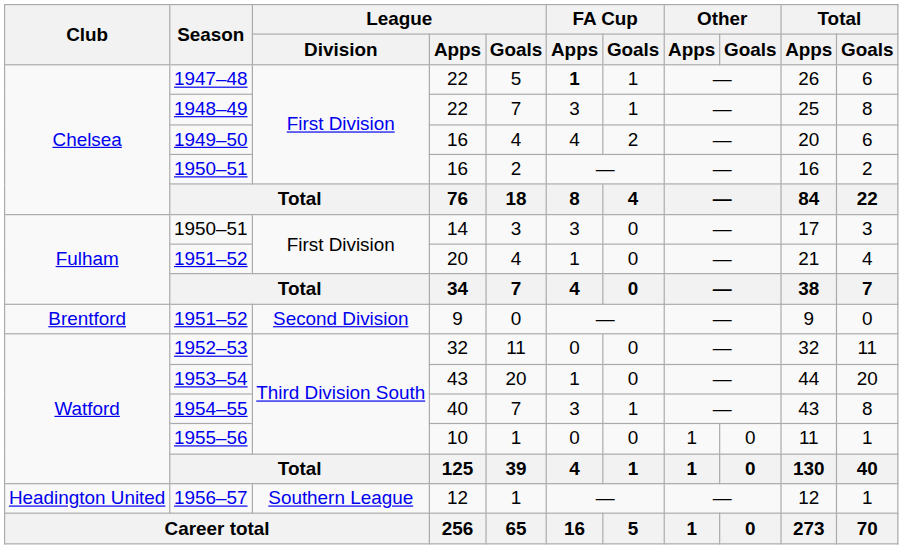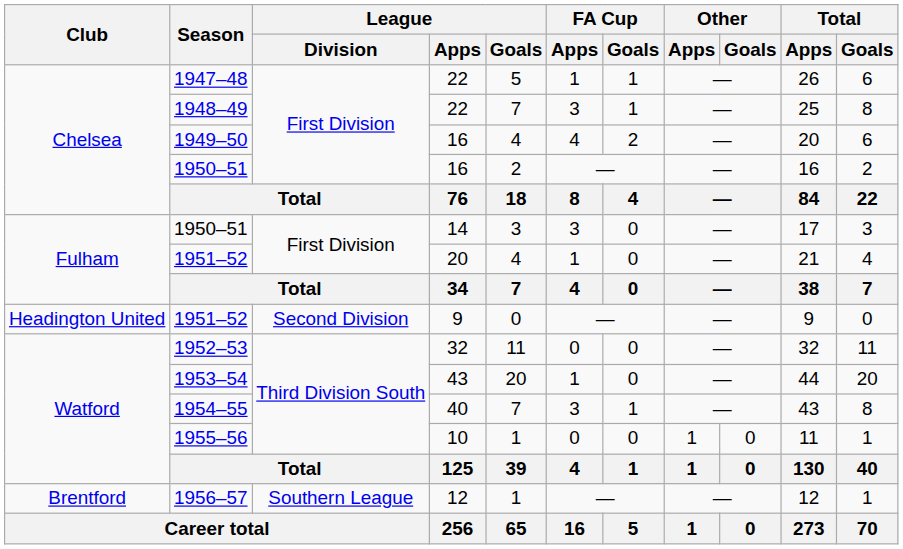(575, 79) bold -> (575, 79) normal
(87, 318) Brentford -> (87, 318) Headington United
(87, 498) Headington United -> (87, 498) Brentford
